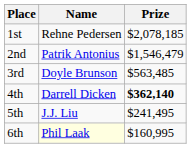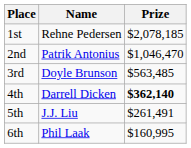(155, 53) $1,546,479 -> (155, 53) $1,046,470
(151, 113) $241,495 -> (151, 113) $261,491
(66, 133) lightyellow background -> (66, 133) no background
